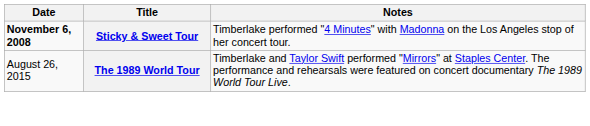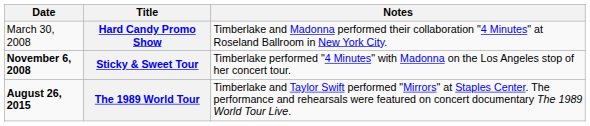+ row: (147, 36)
(32, 71) normal -> (34, 100) bold
